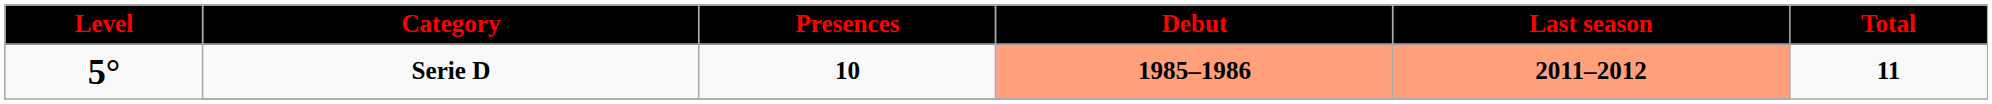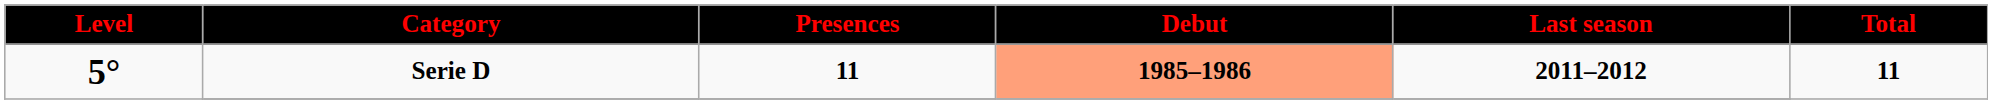(848, 71) 10 -> (848, 71) 11
(1591, 71) lightsalmon background -> (1591, 71) no background
